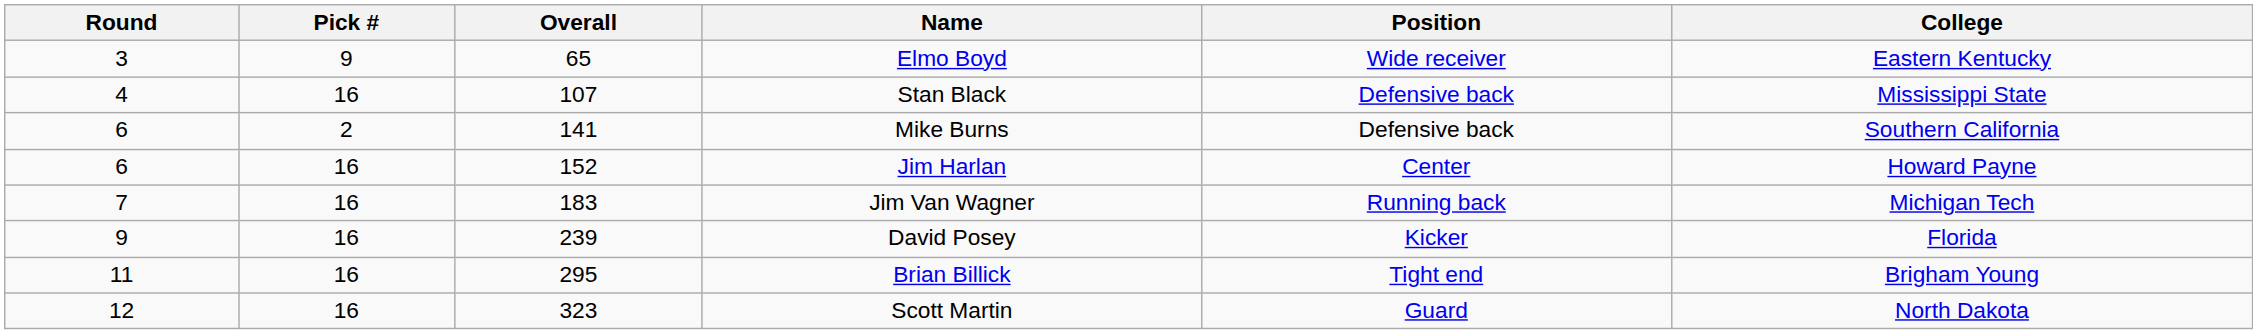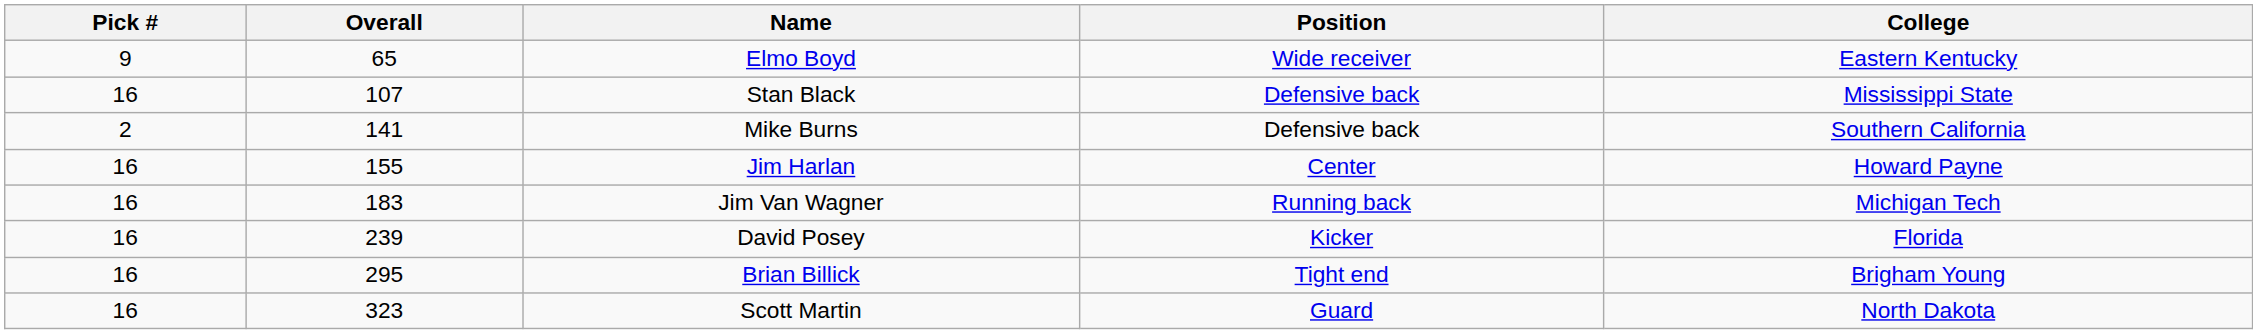- column: (122, 22)
(578, 166) 152 -> (384, 166) 155
